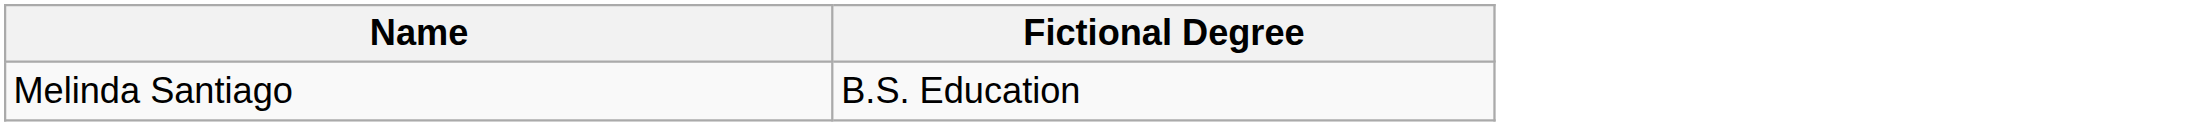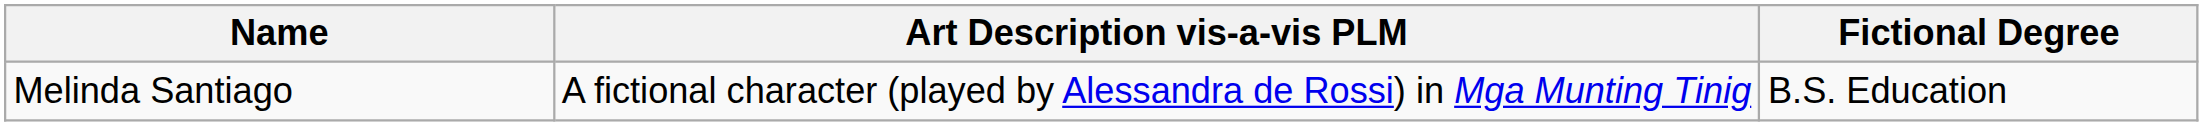+ column: (1156, 33)
